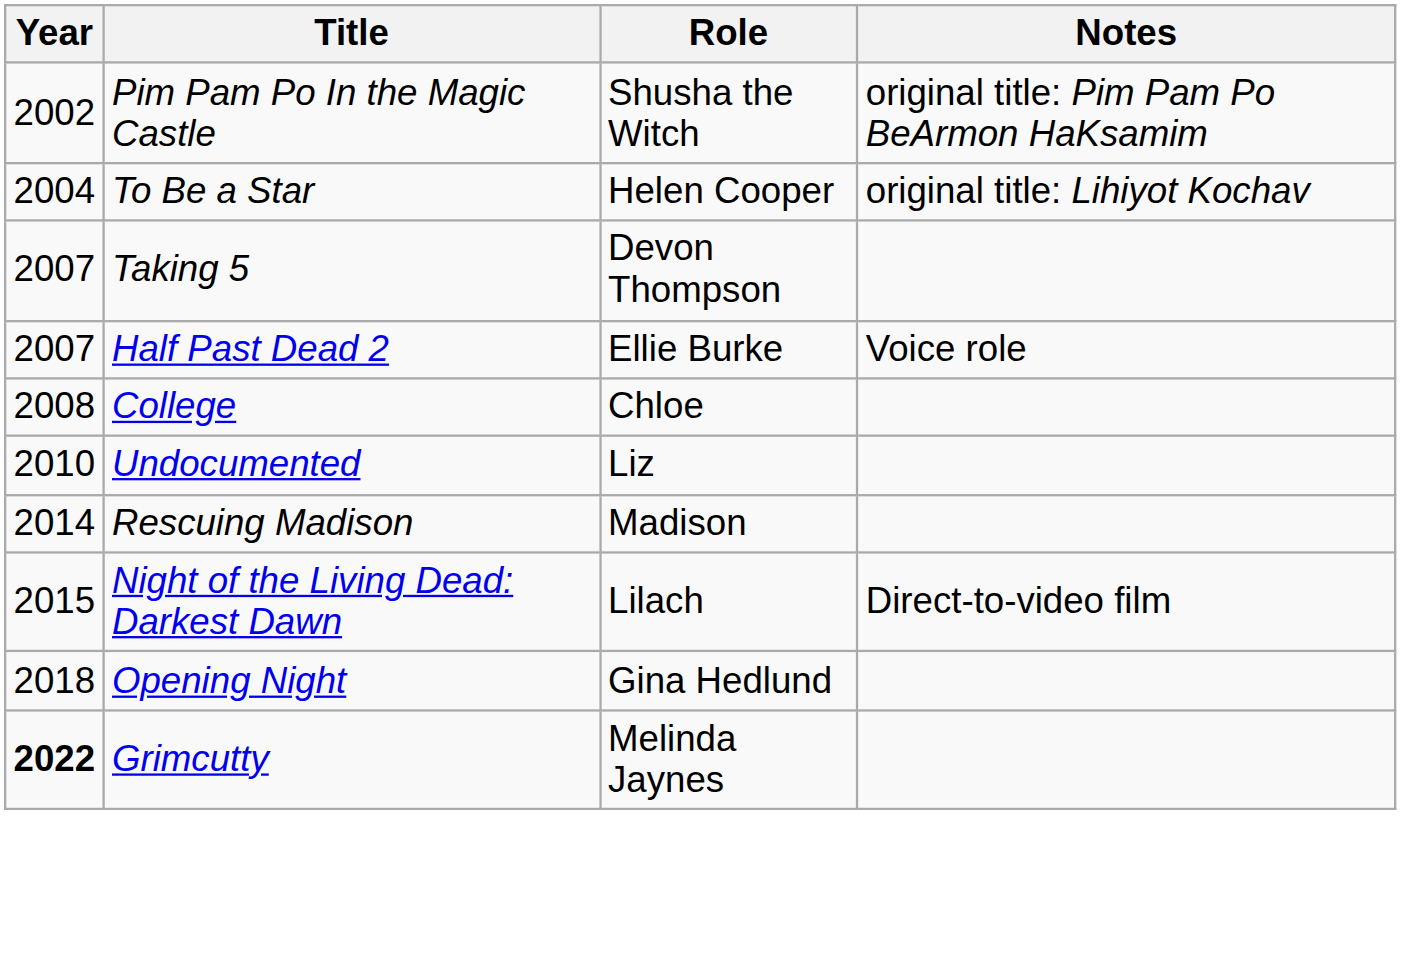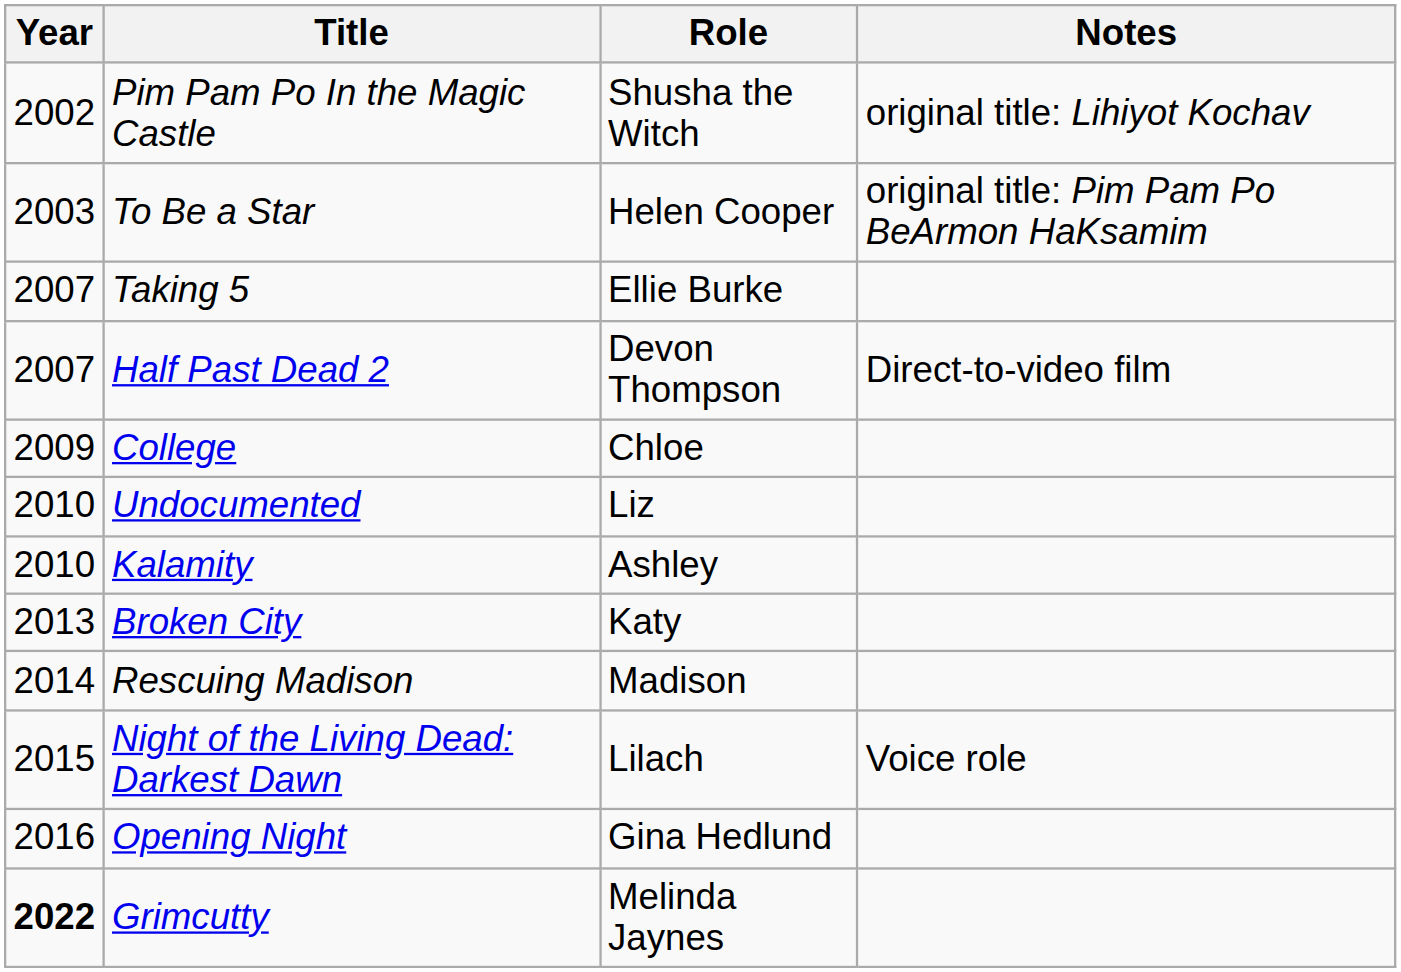(1070, 112) original title: Pim Pam Po BeArmon HaKsamim -> (1088, 112) original title: Lihiyot Kochav
(54, 190) 2004 -> (54, 211) 2003
(1088, 190) original title: Lihiyot Kochav -> (1070, 211) original title: Pim Pam Po BeArmon HaKsamim
(695, 269) Devon Thompson -> (696, 290) Ellie Burke
(696, 348) Ellie Burke -> (695, 369) Devon Thompson
(946, 348) Voice role -> (1018, 369) Direct-to-video film
(54, 406) 2008 -> (54, 447) 2009
+ row: (182, 563)
+ row: (207, 622)
(1018, 601) Direct-to-video film -> (946, 758) Voice role
(54, 680) 2018 -> (54, 837) 2016
